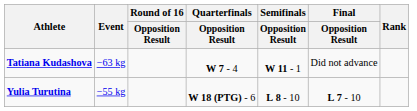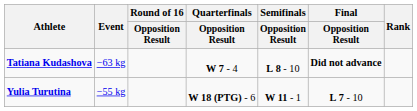(283, 69) W 11 - 1 -> (283, 69) L 8 - 10
(344, 63) normal -> (346, 63) bold
(283, 98) L 8 - 10 -> (283, 98) W 11 - 1
